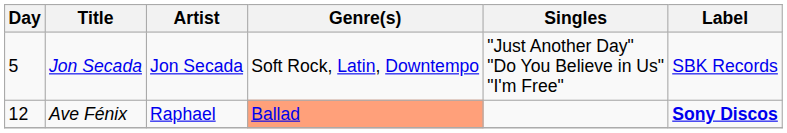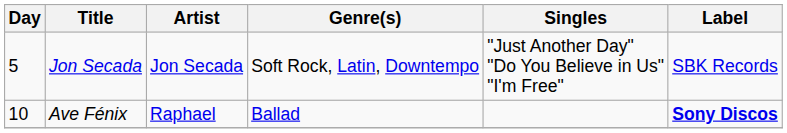(18, 113) 12 -> (18, 113) 10
(276, 113) lightsalmon background -> (276, 113) no background
